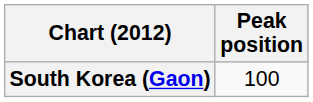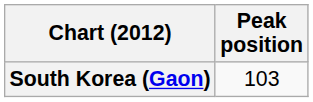(262, 79) 100 -> (262, 79) 103
